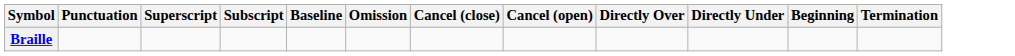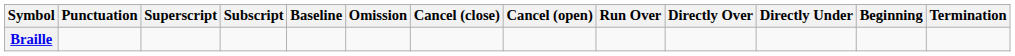+ column: (630, 16)
